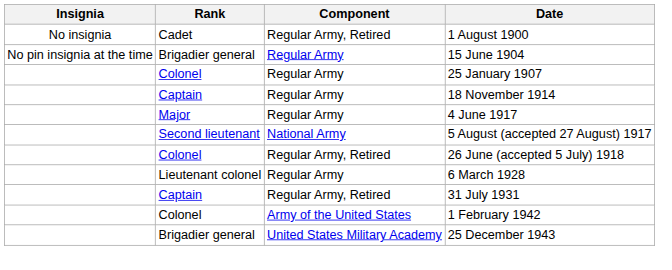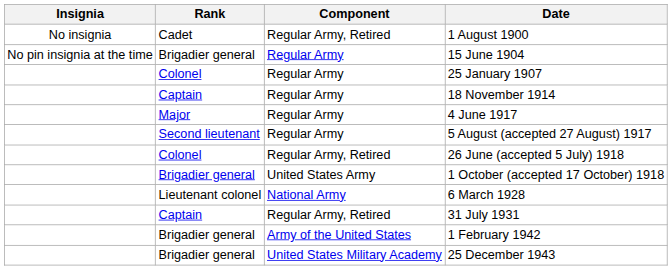(306, 134) National Army -> (305, 134) Regular Army
+ row: (556, 174)
(305, 174) Regular Army -> (306, 194) National Army
(180, 214) Colonel -> (207, 235) Brigadier general
